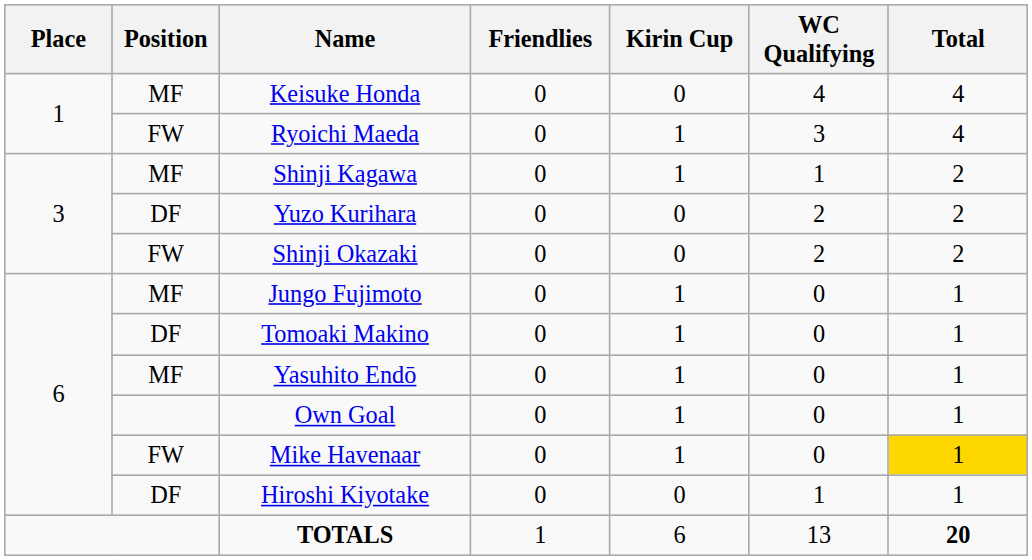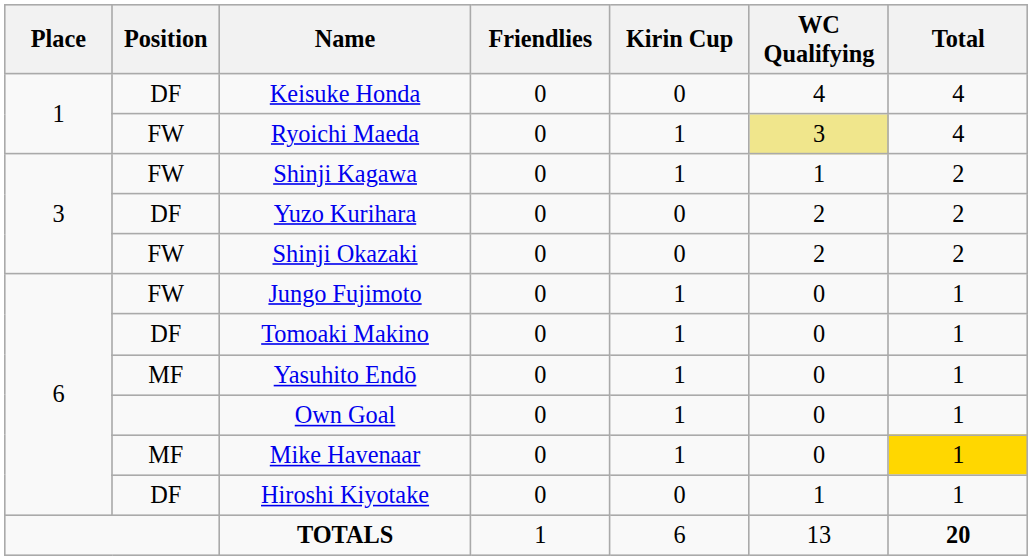(166, 93) MF -> (166, 93) DF
(819, 133) no background -> (819, 133) khaki background
(166, 173) MF -> (166, 173) FW
(166, 294) MF -> (166, 294) FW
(166, 454) FW -> (166, 454) MF
